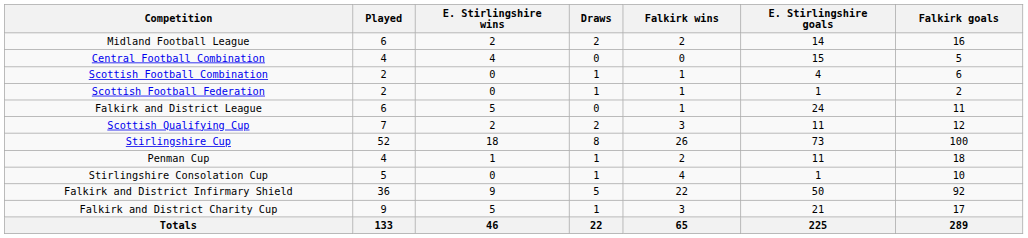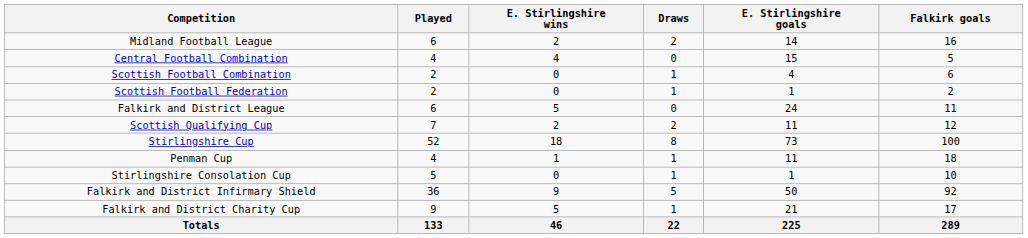- column: (682, 19)
